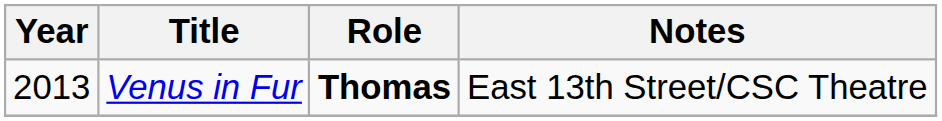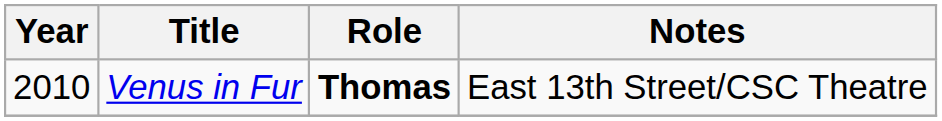(52, 87) 2013 -> (52, 87) 2010
